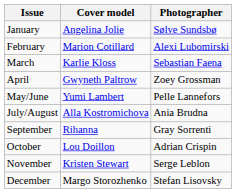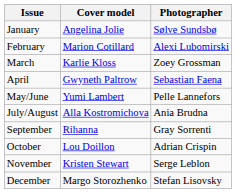(188, 63) Sebastian Faena -> (187, 63) Zoey Grossman
(187, 79) Zoey Grossman -> (188, 79) Sebastian Faena
